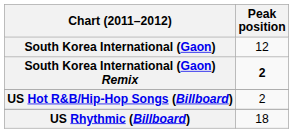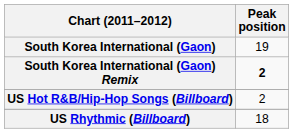(262, 47) 12 -> (262, 47) 19
